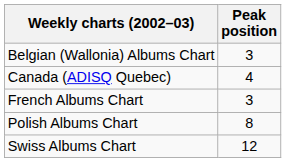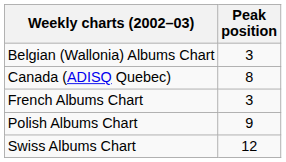(249, 77) 4 -> (249, 77) 8
(249, 123) 8 -> (249, 123) 9
